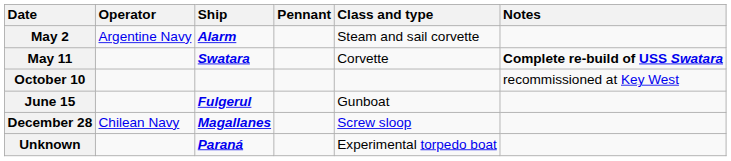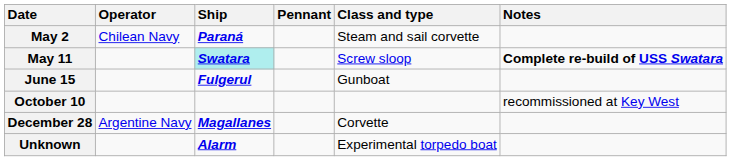(145, 36) Argentine Navy -> (139, 36) Chilean Navy
(217, 36) Alarm -> (220, 36) Paraná
(224, 58) no background -> (224, 58) paleturquoise background
(363, 58) Corvette -> (374, 58) Screw sloop
rows swapped: (50, 101) <-> (50, 79)
(139, 123) Chilean Navy -> (145, 123) Argentine Navy
(374, 123) Screw sloop -> (363, 123) Corvette
(220, 144) Paraná -> (217, 144) Alarm
